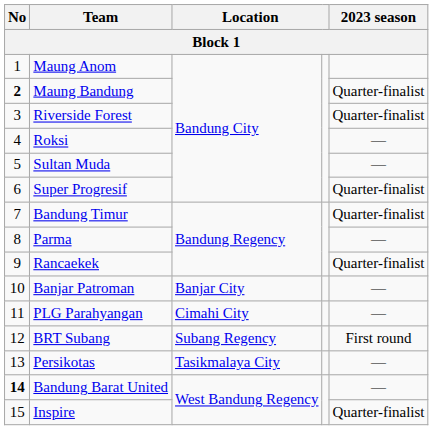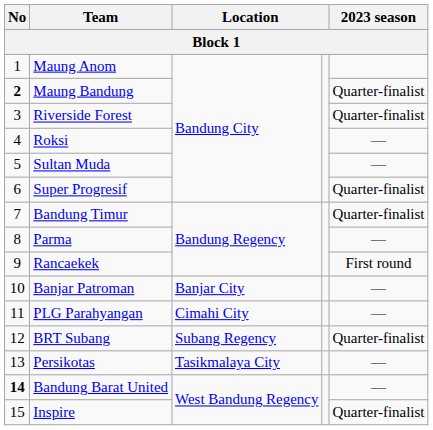(379, 264) Quarter-finalist -> (379, 264) First round
(379, 338) First round -> (379, 338) Quarter-finalist
